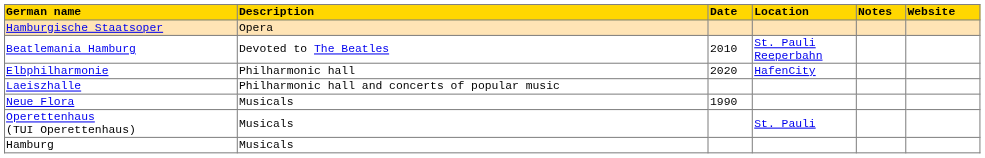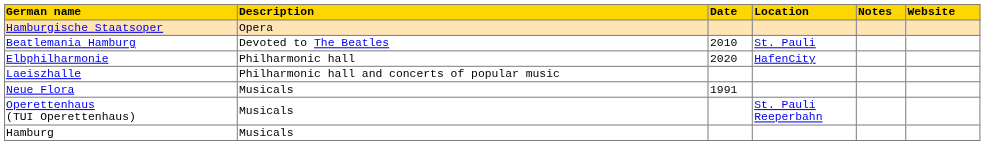(788, 49) St. Pauli Reeperbahn -> (785, 43) St. Pauli
(724, 102) 1990 -> (724, 89) 1991
(785, 123) St. Pauli -> (788, 111) St. Pauli Reeperbahn
